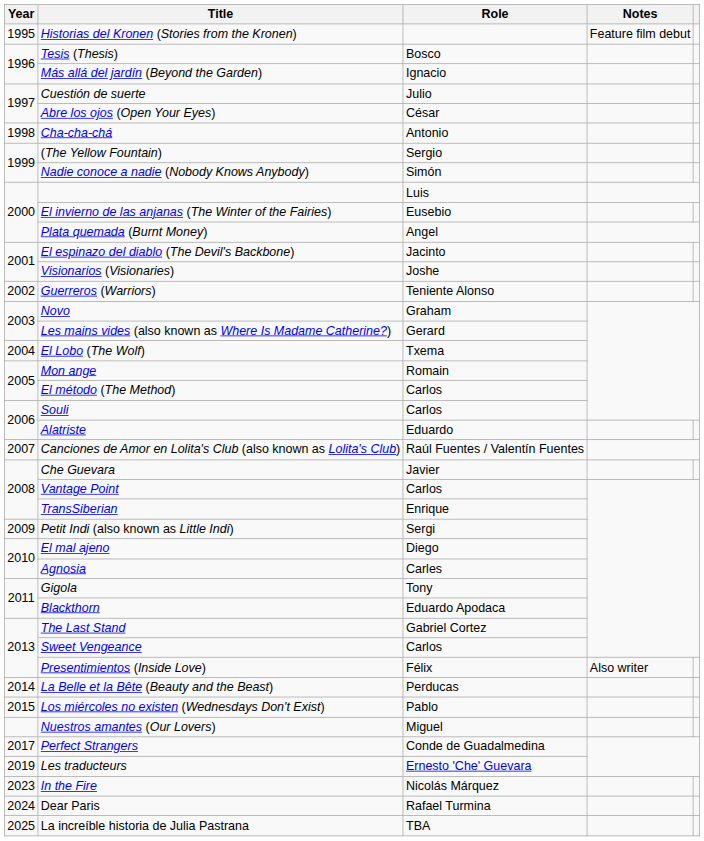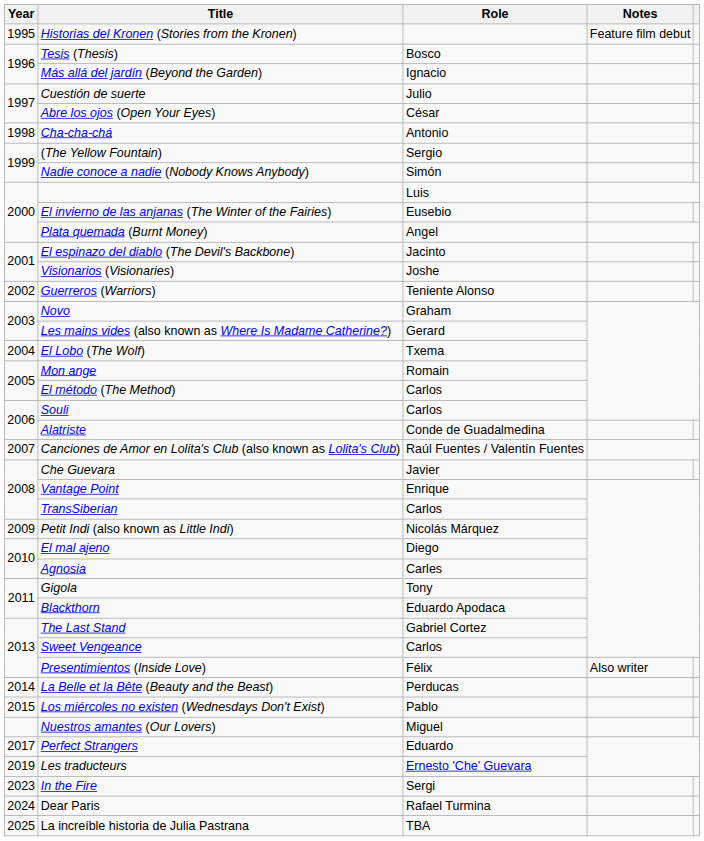(430, 430) Eduardo -> (475, 430) Conde de Guadalmedina
(424, 489) Carlos -> (428, 489) Enrique
(428, 509) Enrique -> (424, 509) Carlos
(421, 529) Sergi -> (452, 529) Nicolás Márquez
(475, 746) Conde de Guadalmedina -> (430, 746) Eduardo
(452, 786) Nicolás Márquez -> (421, 786) Sergi
